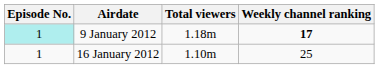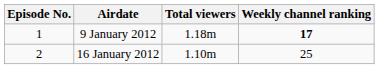(39, 34) paleturquoise background -> (39, 34) no background
(39, 53) 1 -> (39, 53) 2
